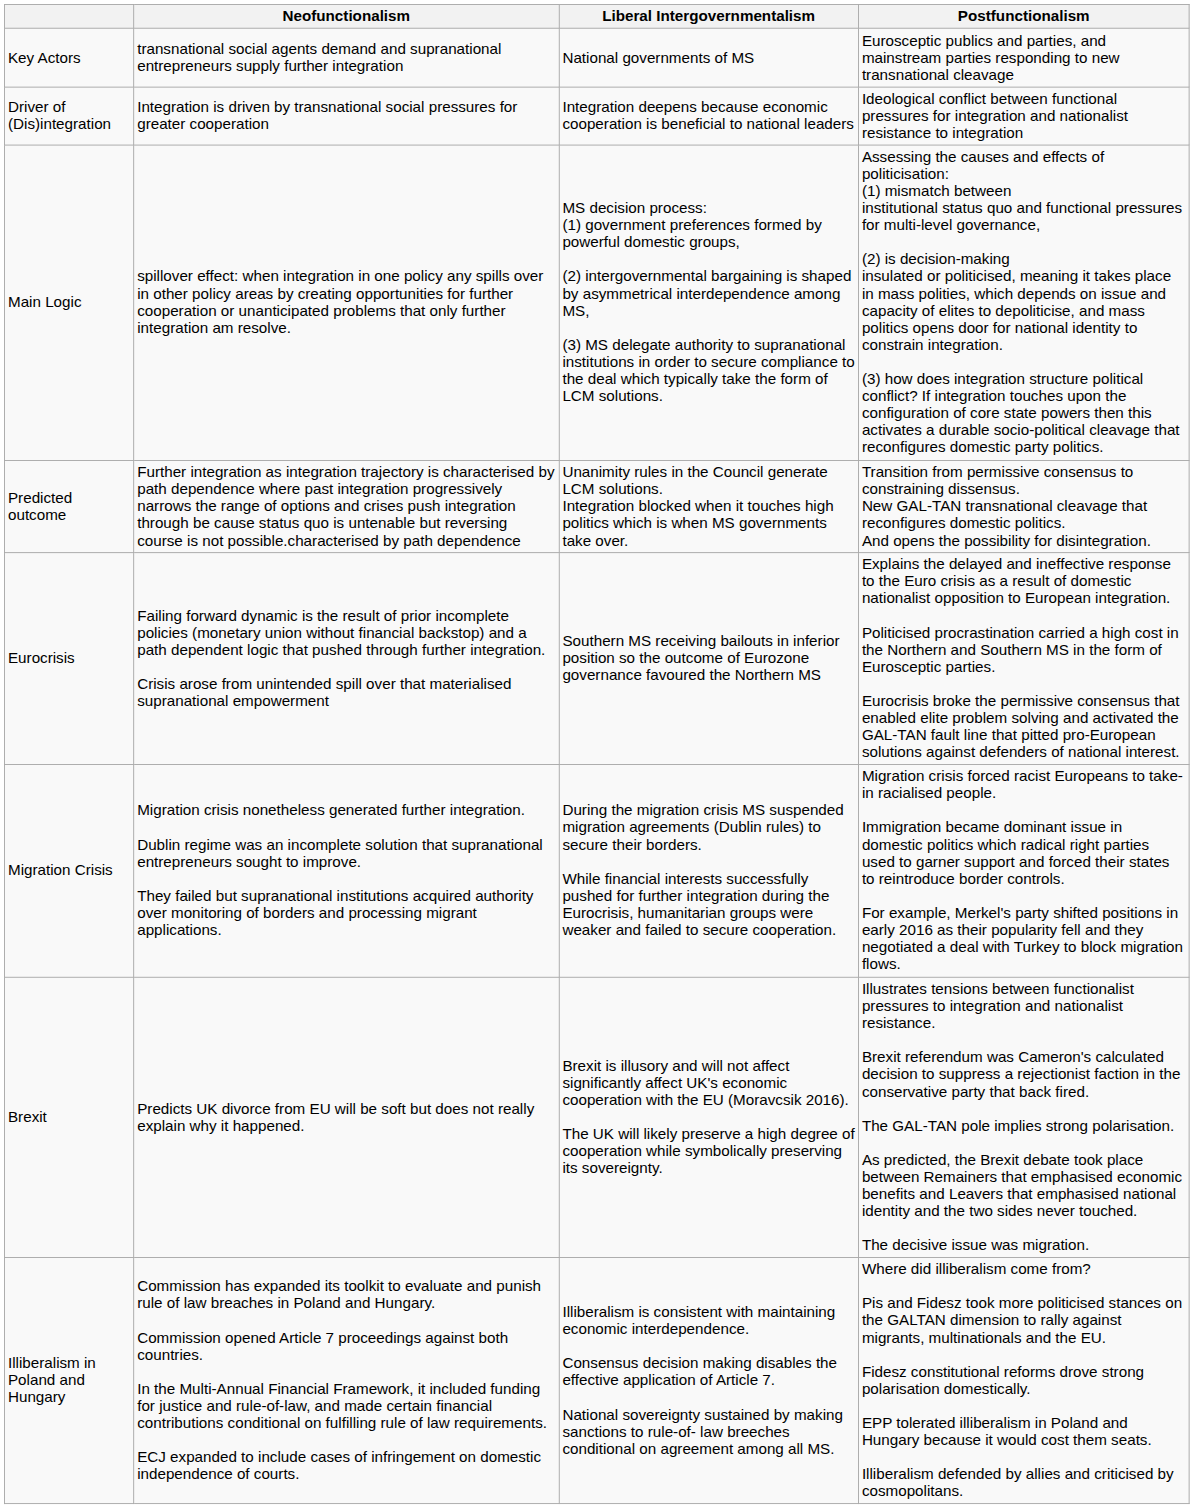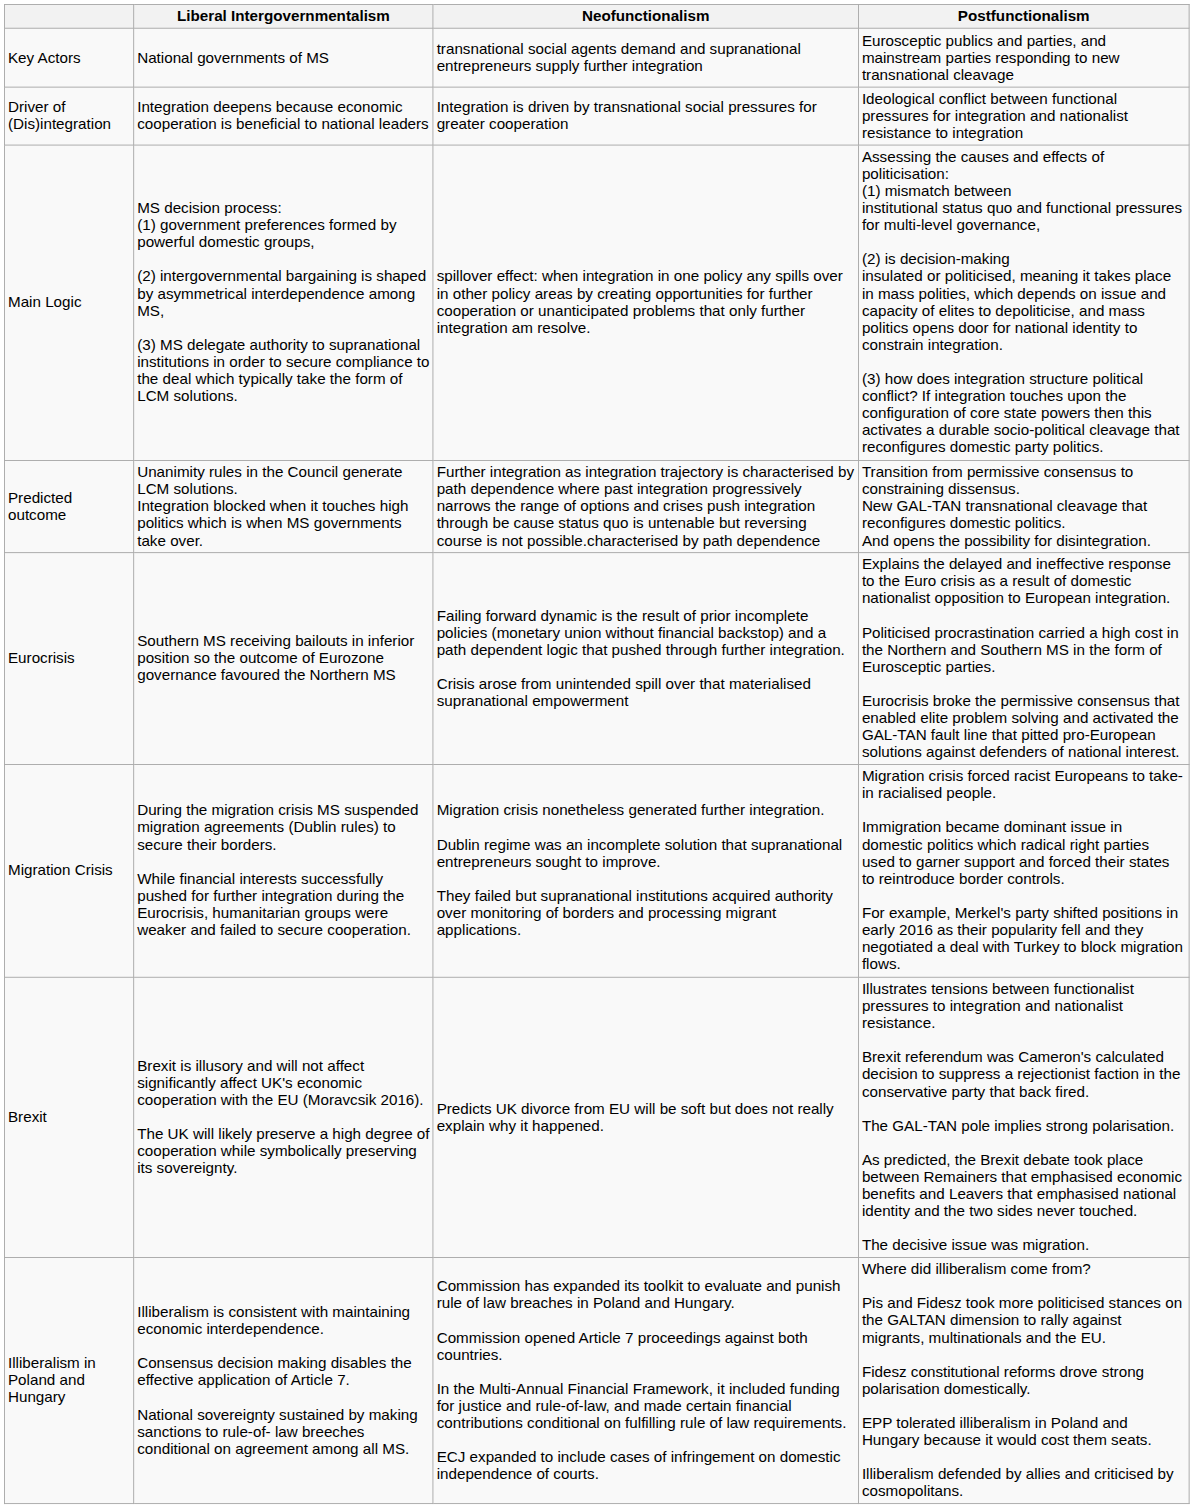columns swapped: (709, 16) <-> (346, 16)
